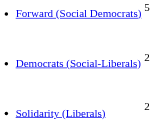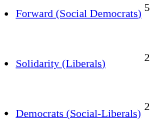rows swapped: (65, 63) <-> (65, 113)
